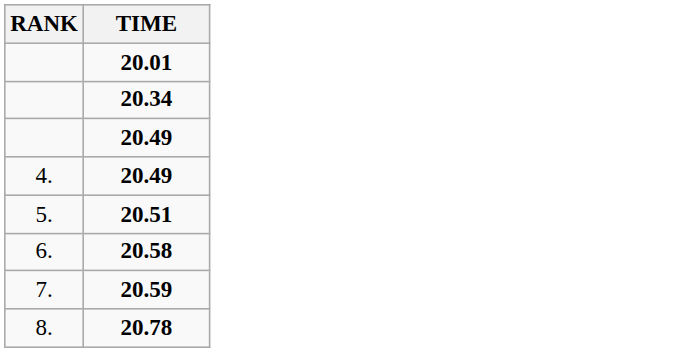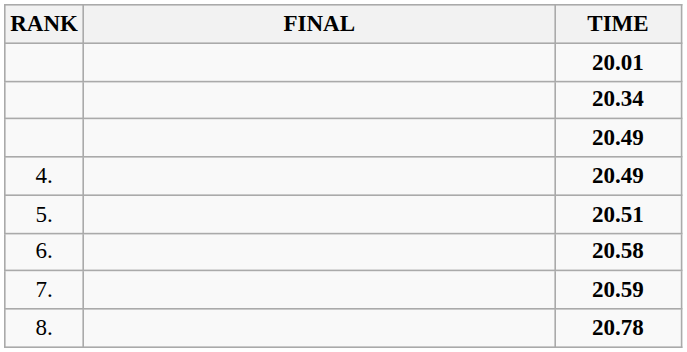+ column: (319, 23)
